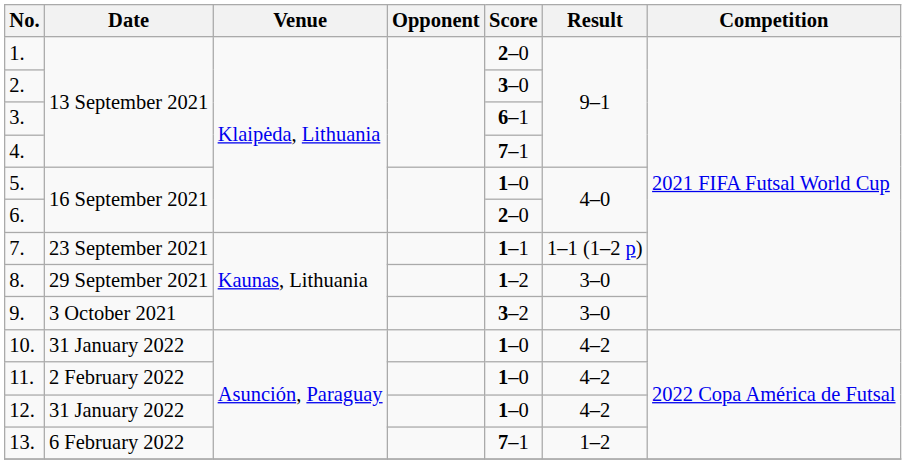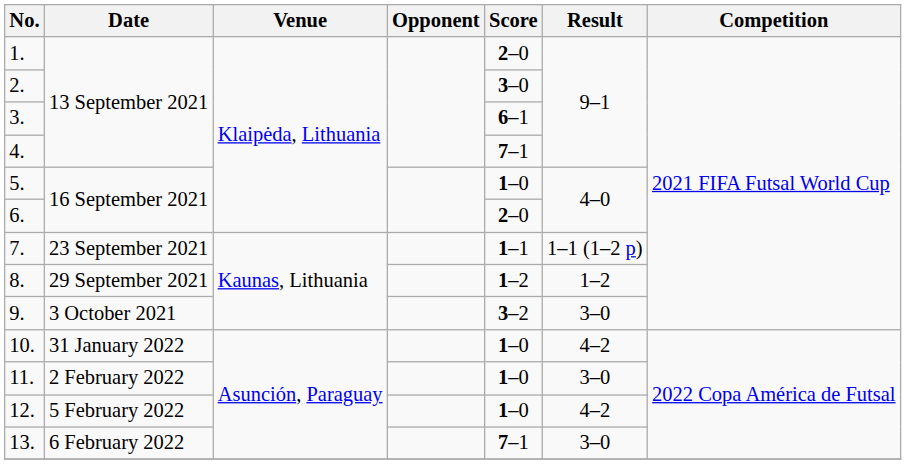(595, 280) 3–0 -> (595, 280) 1–2
(595, 378) 4–2 -> (595, 378) 3–0
(117, 410) 31 January 2022 -> (117, 410) 5 February 2022
(595, 442) 1–2 -> (595, 442) 3–0
